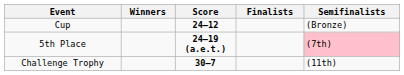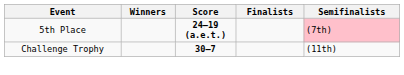- row: (63, 25)
